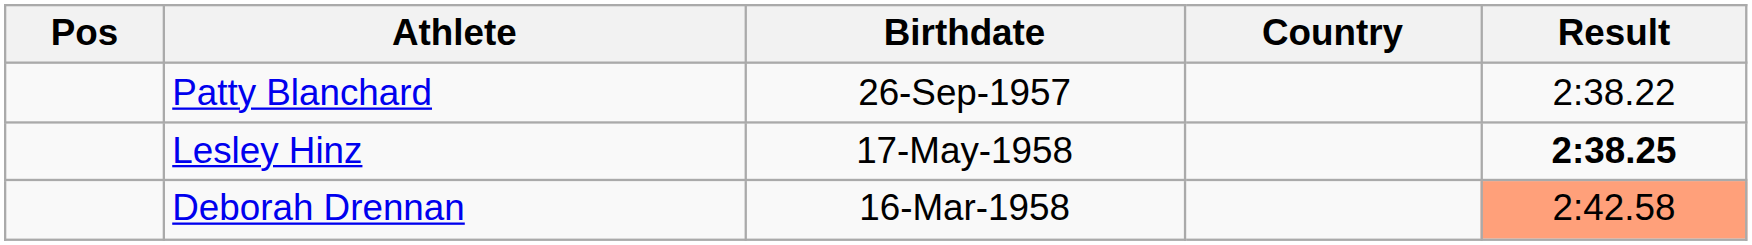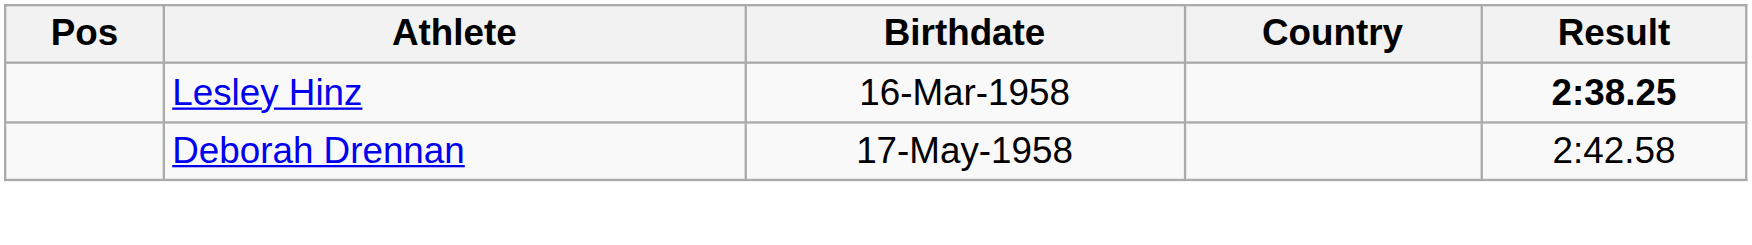- row: (302, 92)
(965, 150) 17-May-1958 -> (965, 92) 16-Mar-1958
(965, 208) 16-Mar-1958 -> (965, 150) 17-May-1958
(1614, 208) lightsalmon background -> (1614, 150) no background
